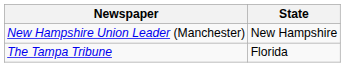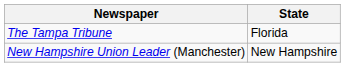rows swapped: (126, 33) <-> (60, 52)
